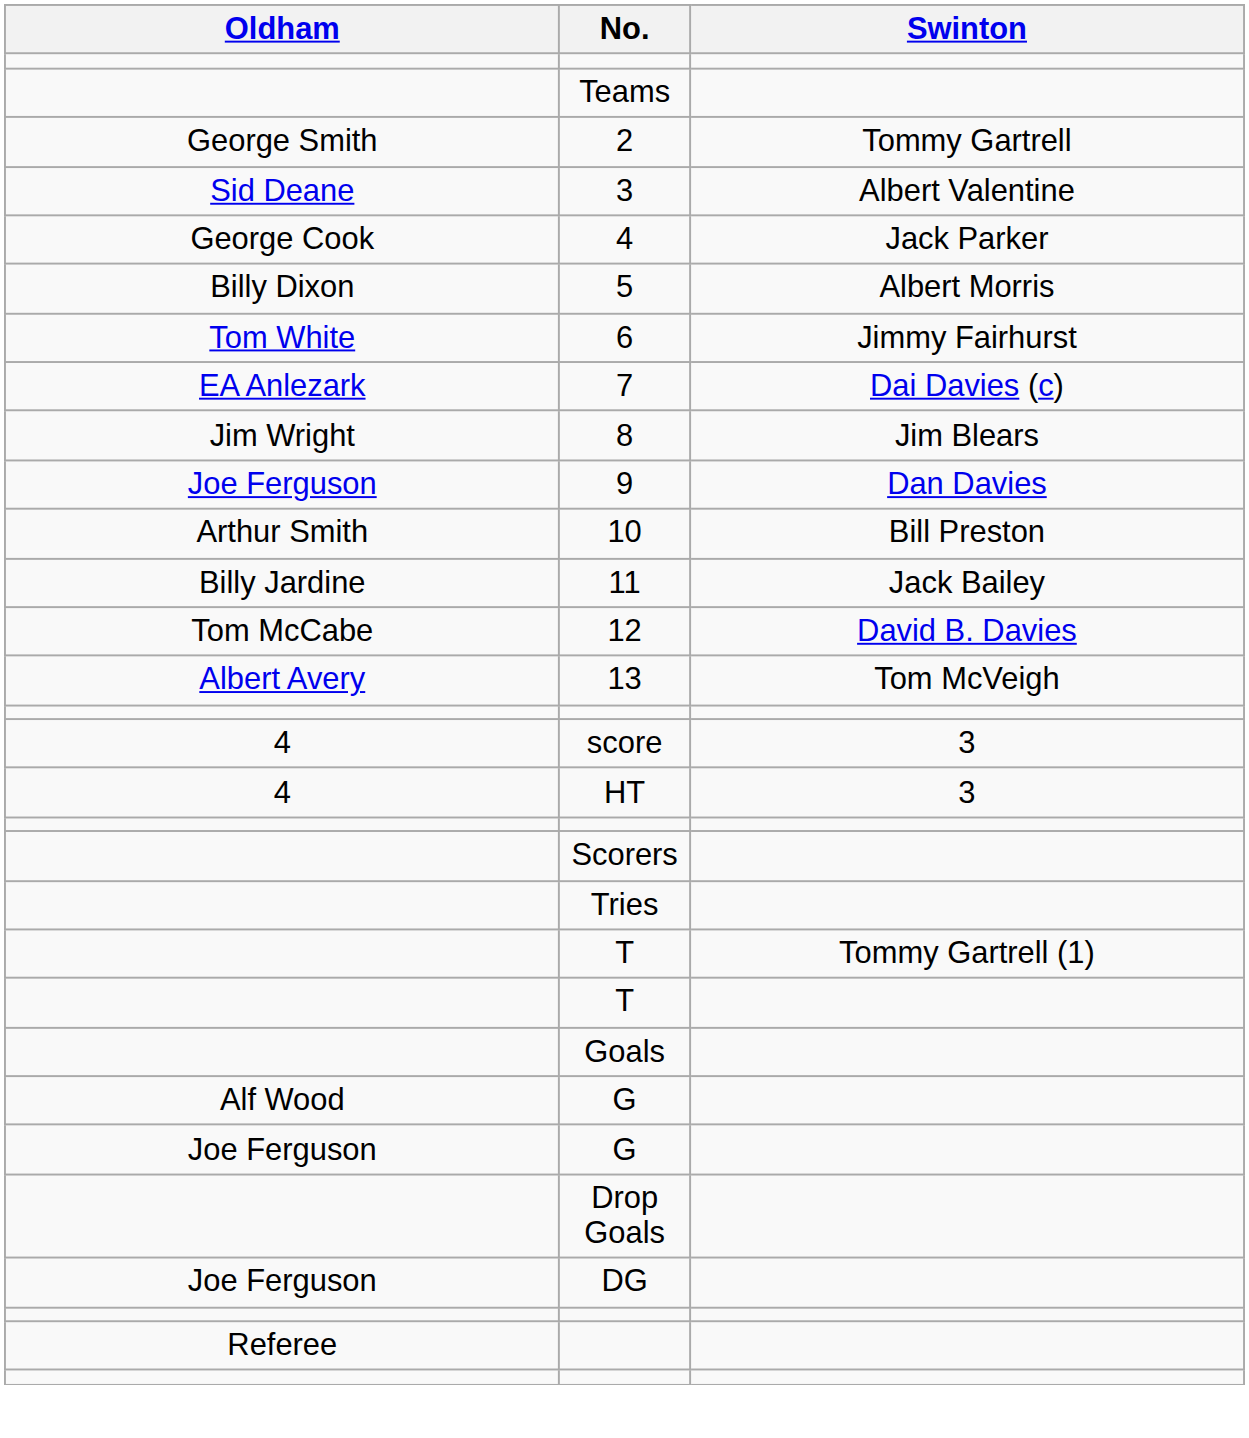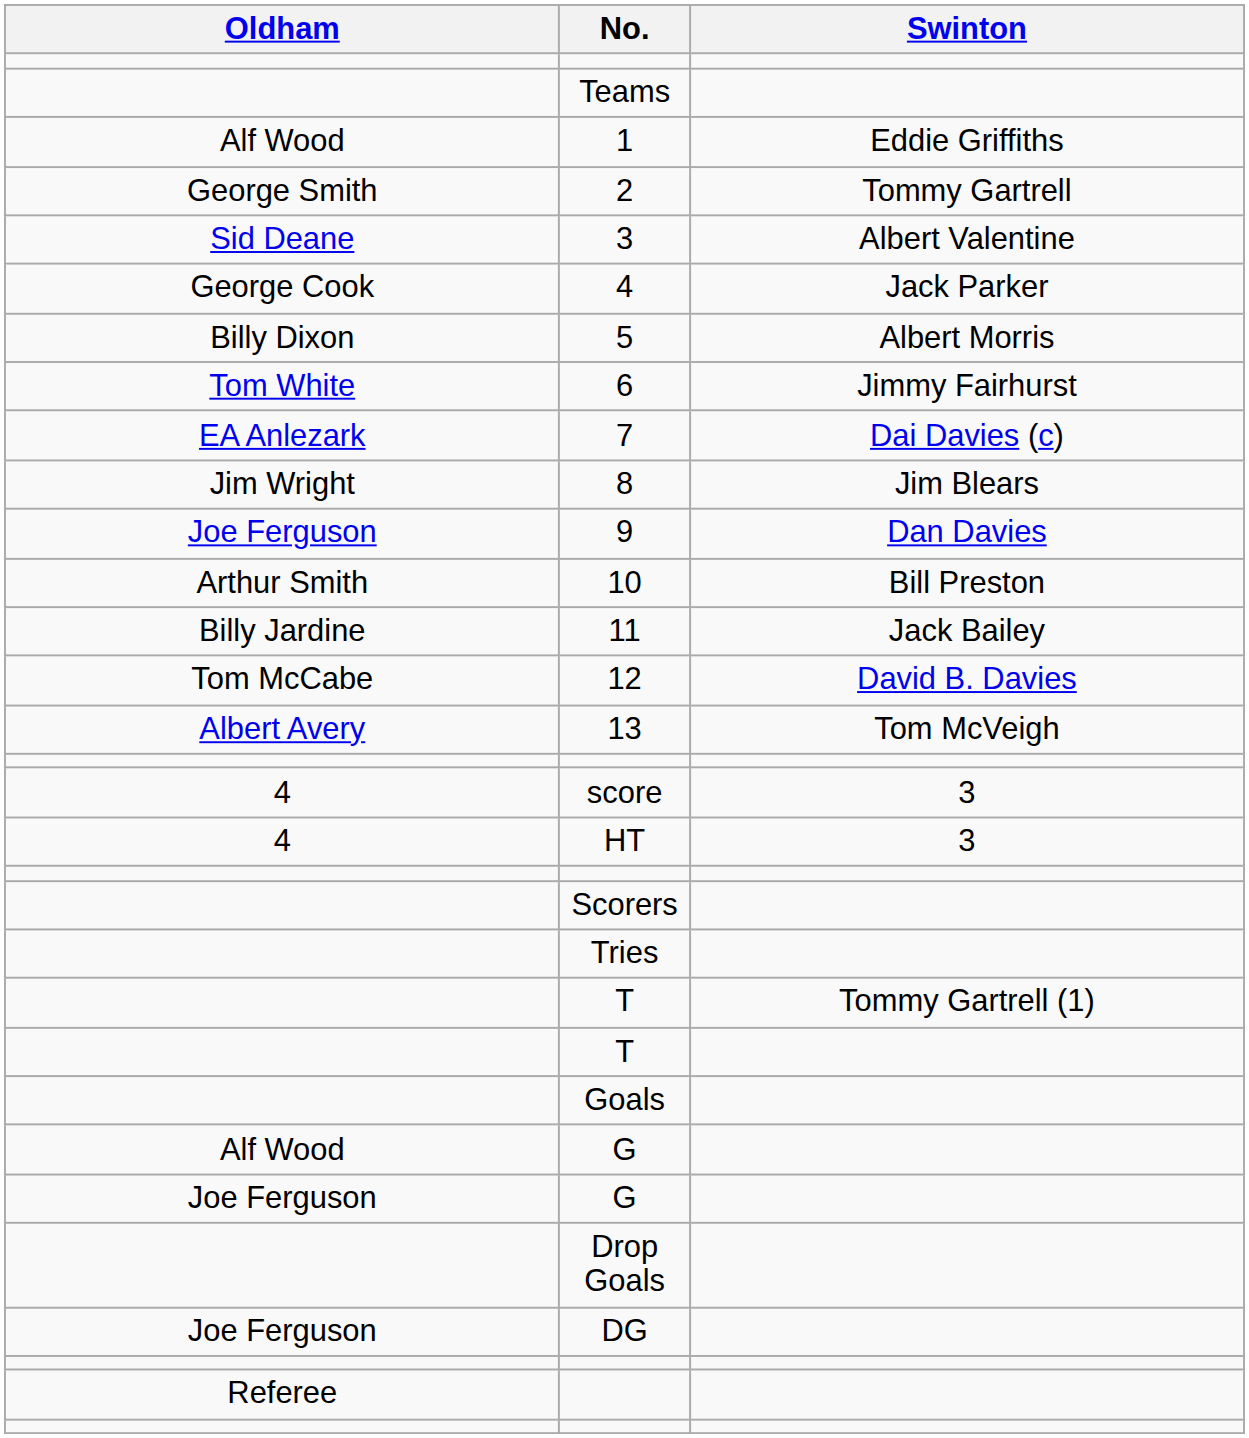+ row: (282, 141)
